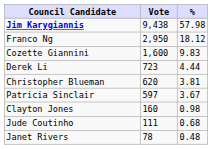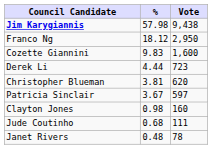columns swapped: (159, 11) <-> (192, 11)
